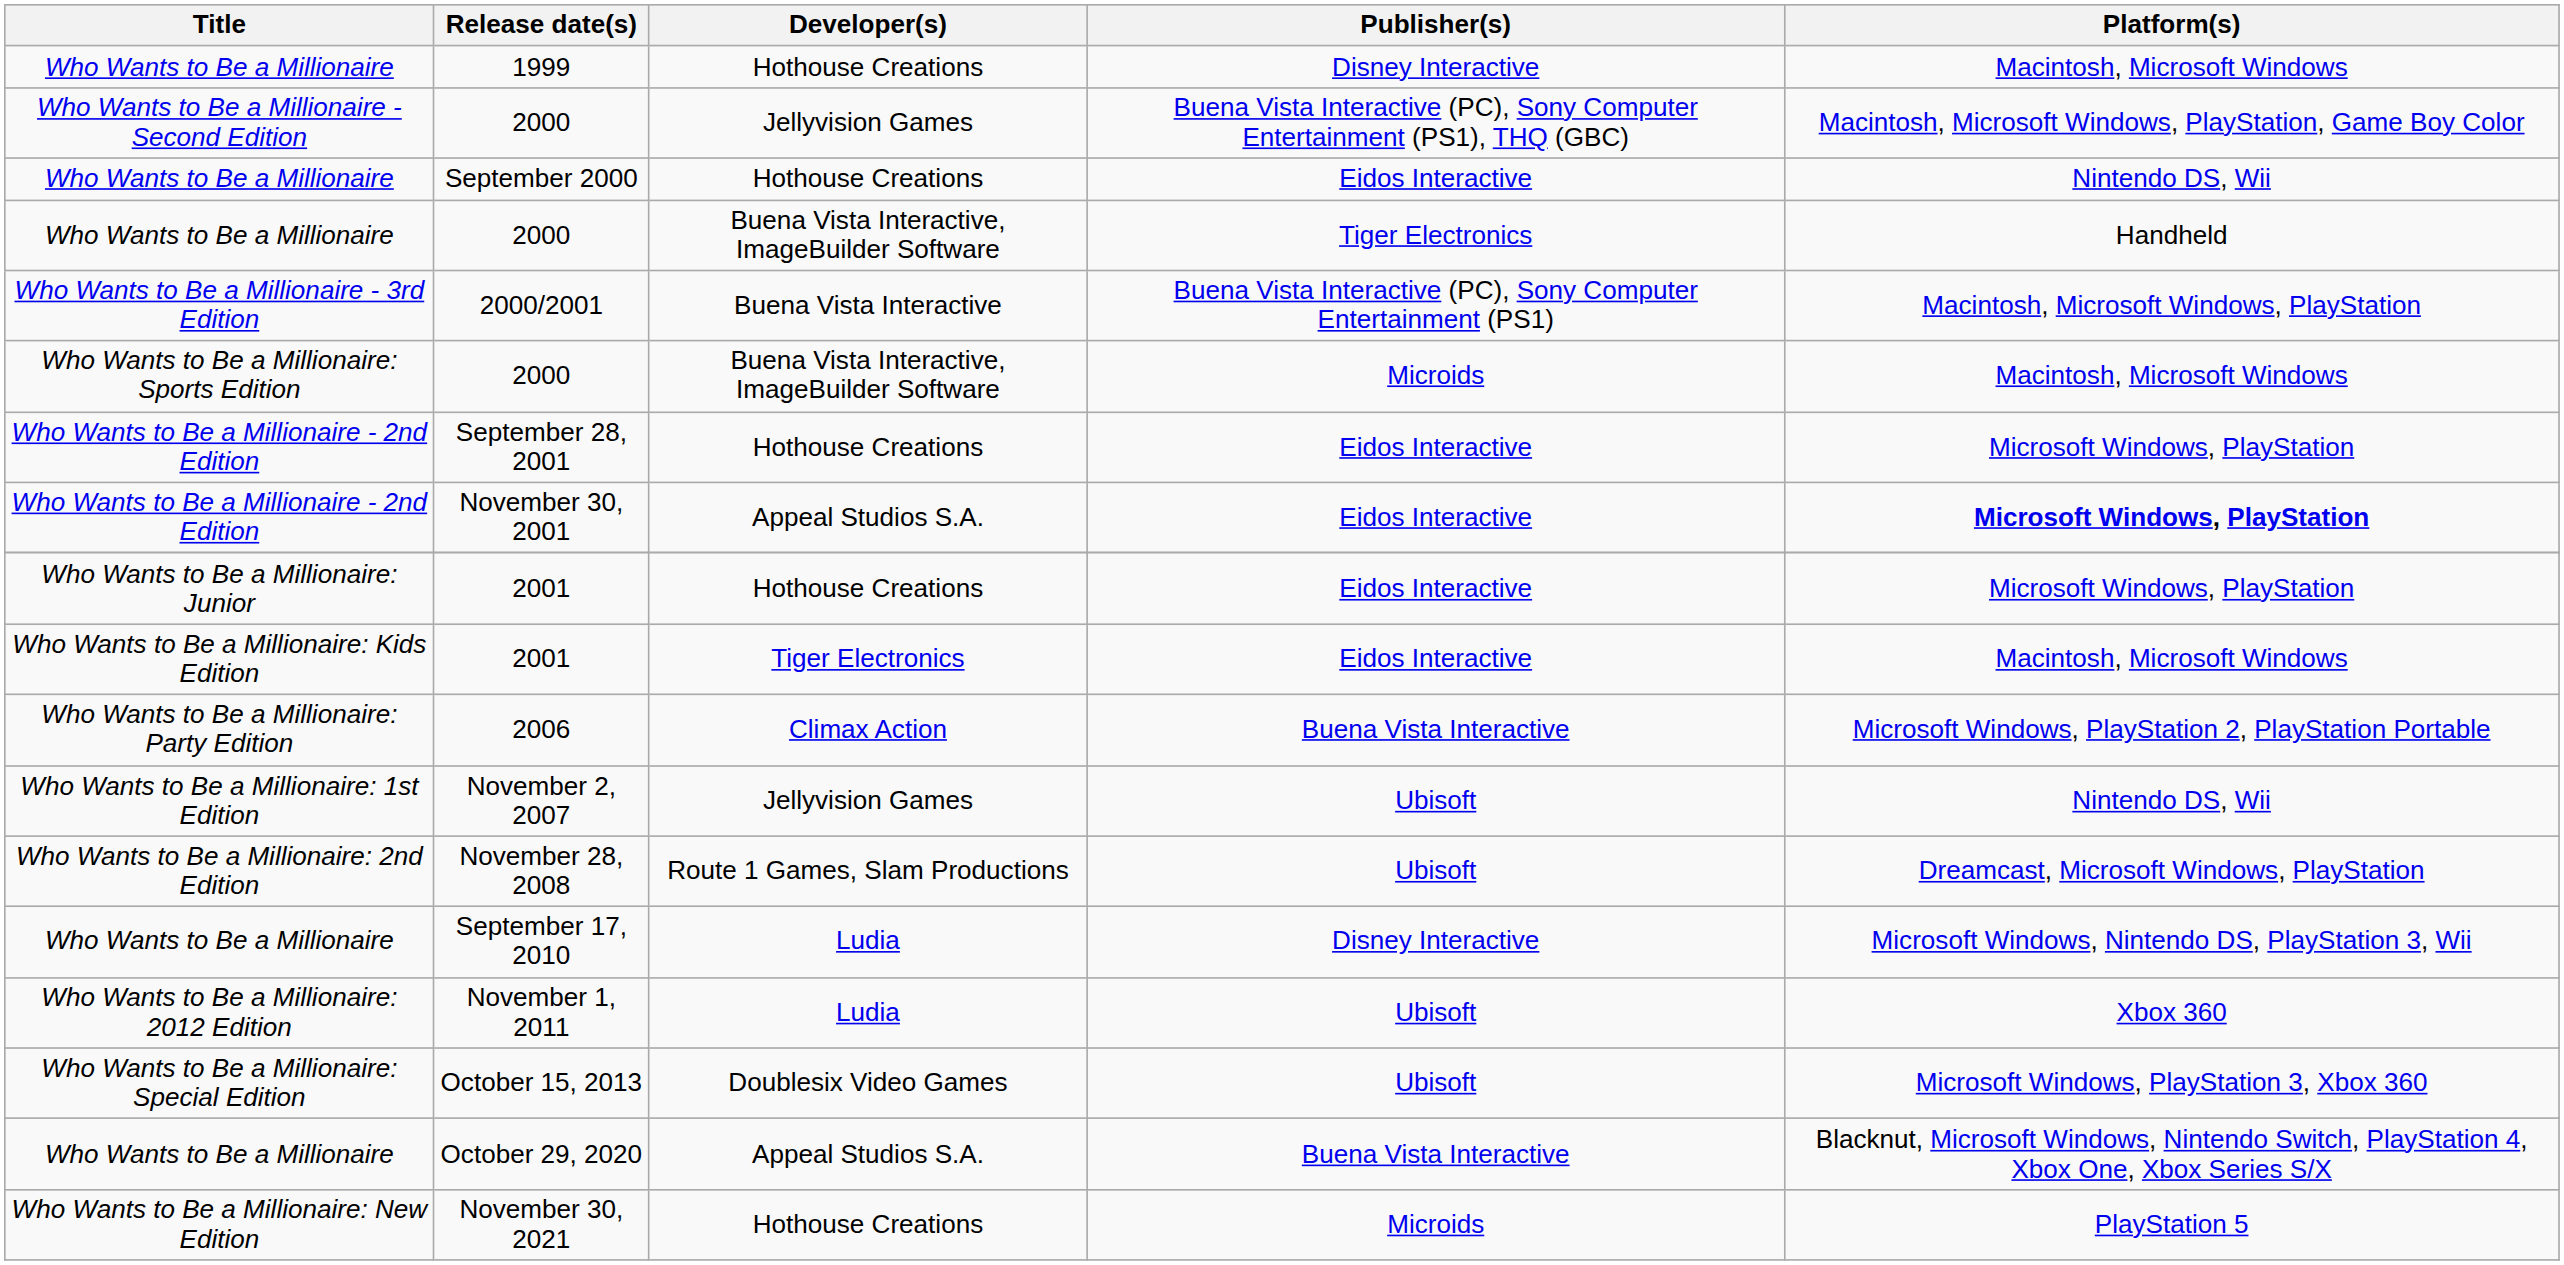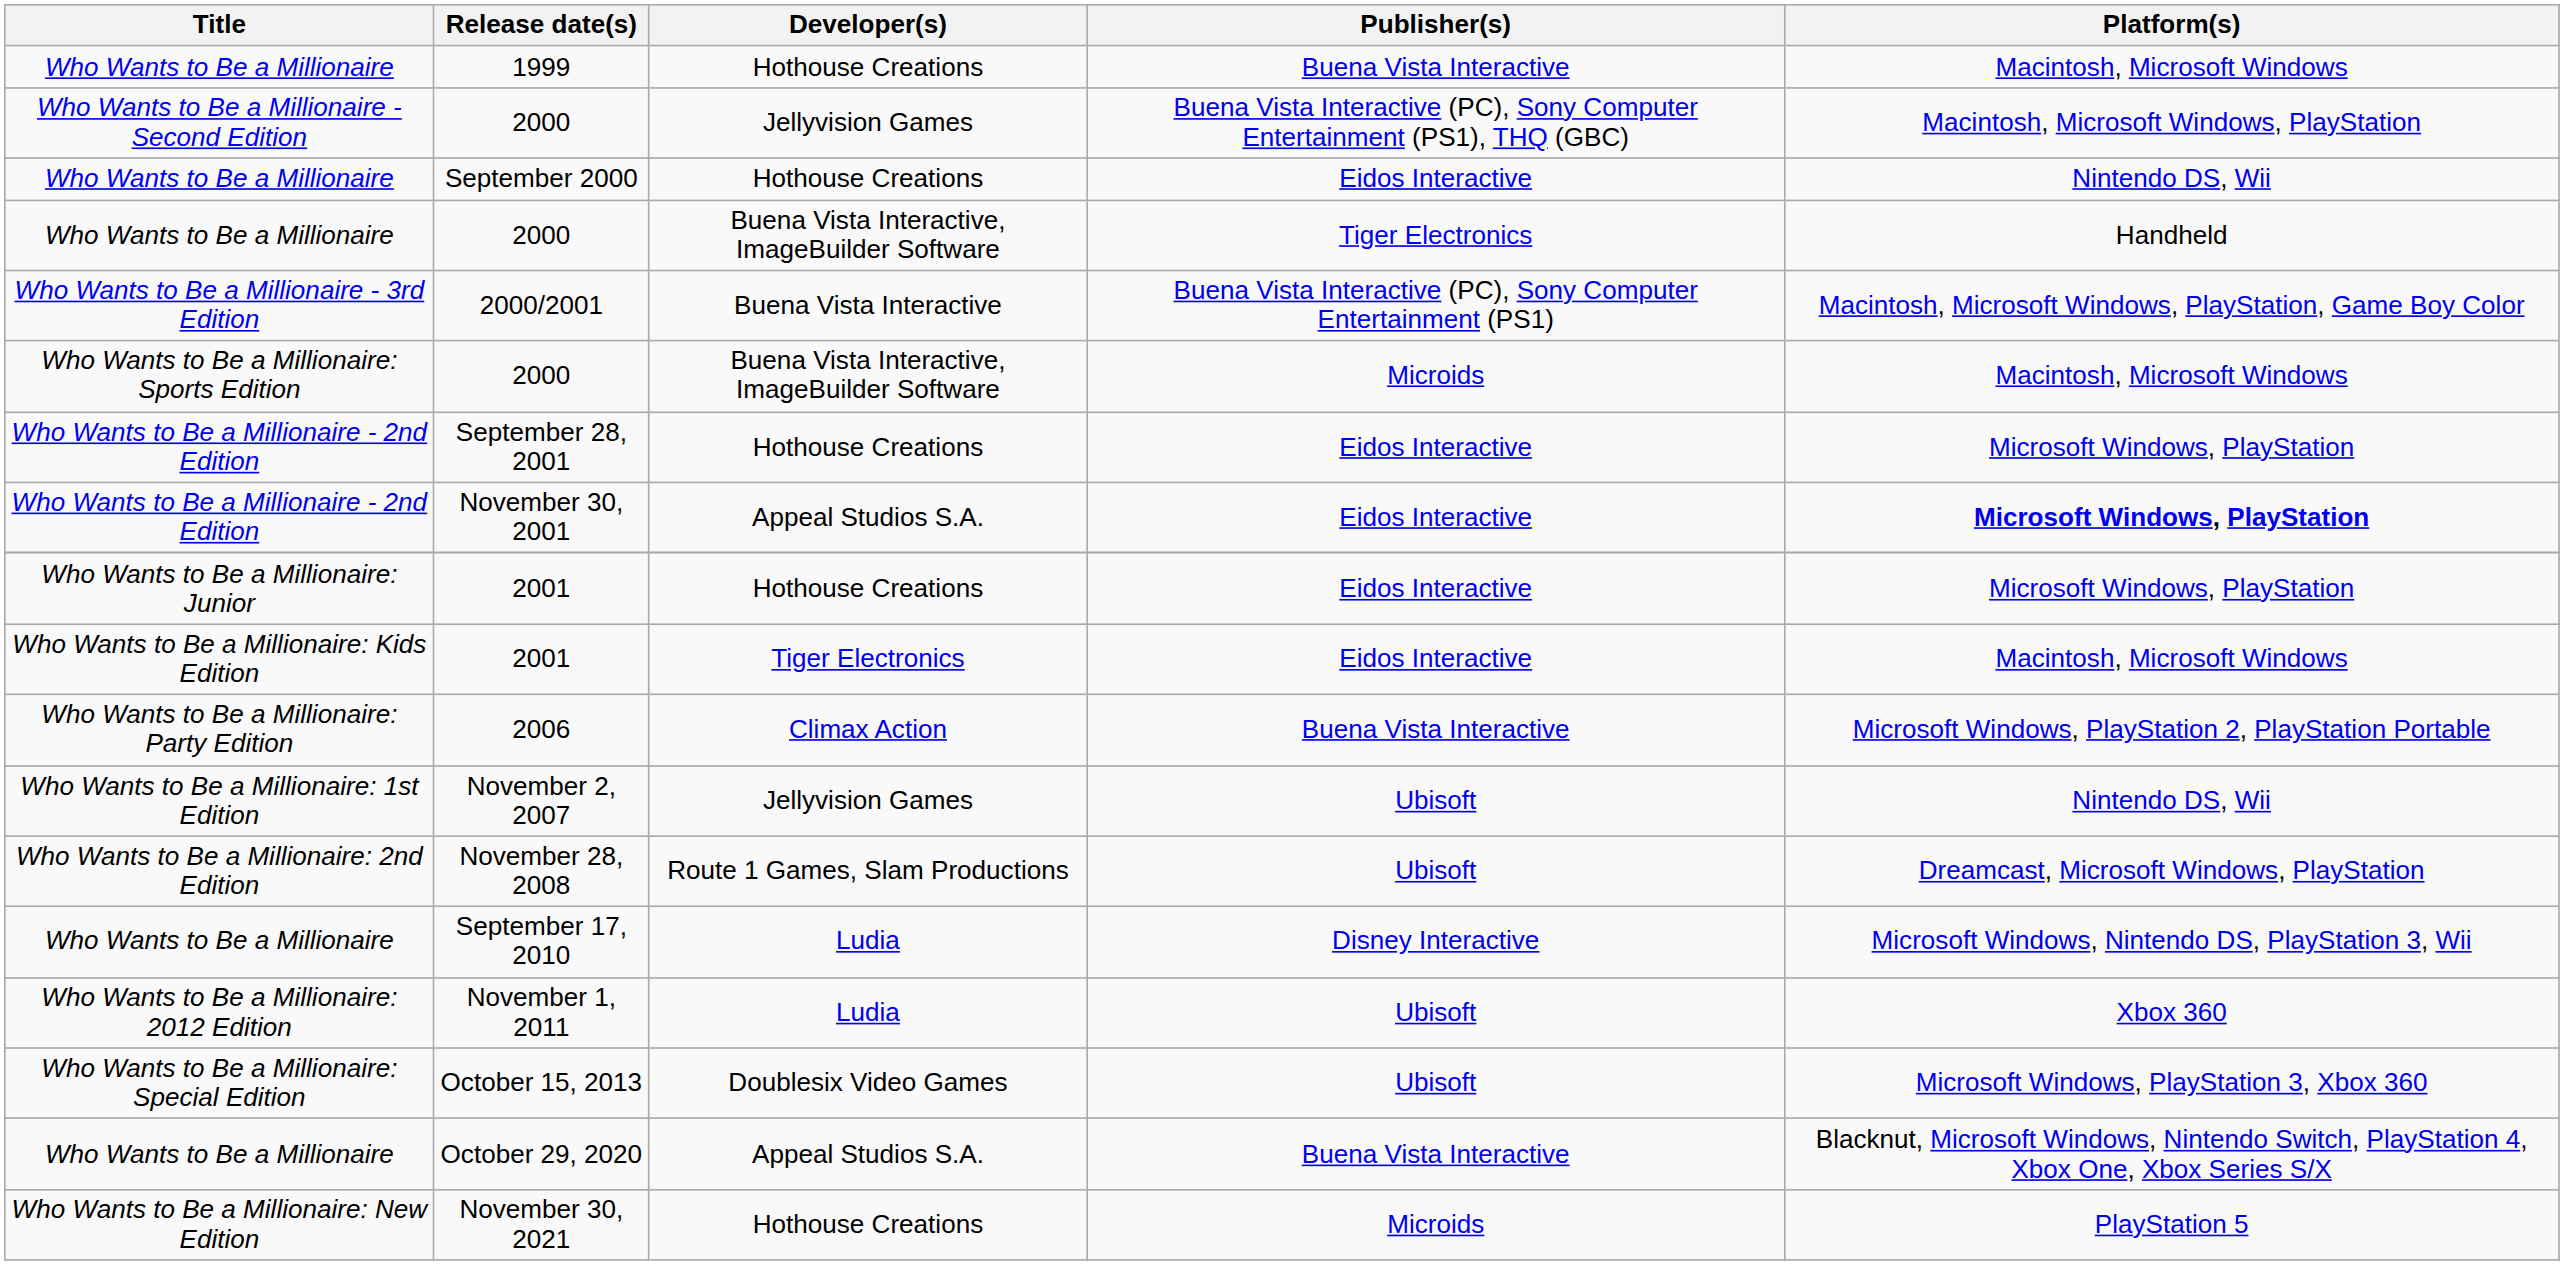(1436, 66) Disney Interactive -> (1436, 66) Buena Vista Interactive
(2172, 122) Macintosh, Microsoft Windows, PlayStation, Game Boy Color -> (2172, 122) Macintosh, Microsoft Windows, PlayStation
(2172, 305) Macintosh, Microsoft Windows, PlayStation -> (2172, 305) Macintosh, Microsoft Windows, PlayStation, Game Boy Color
